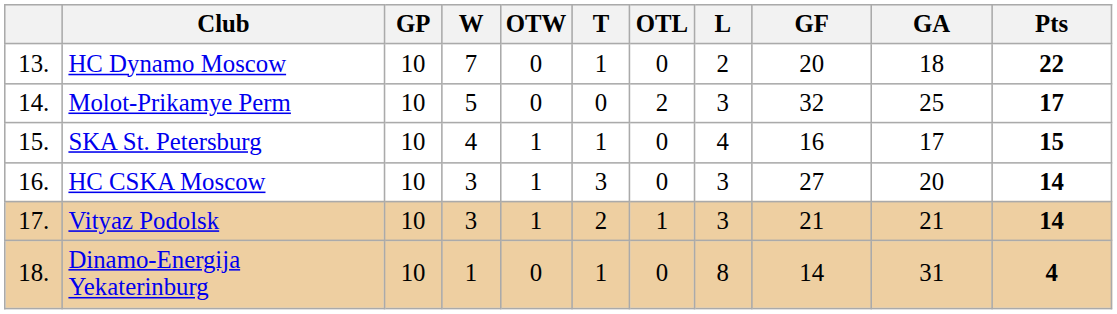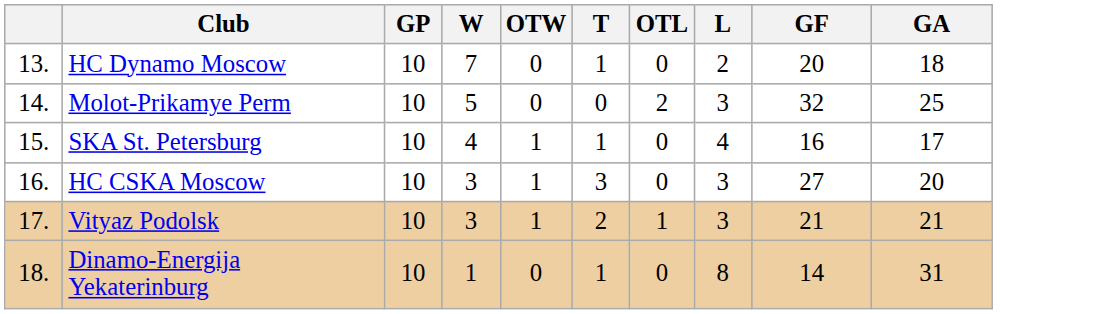- column: (1052, 24)
